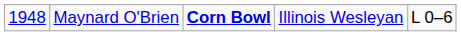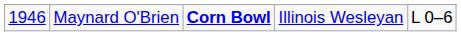(27, 17) 1948 -> (27, 17) 1946
